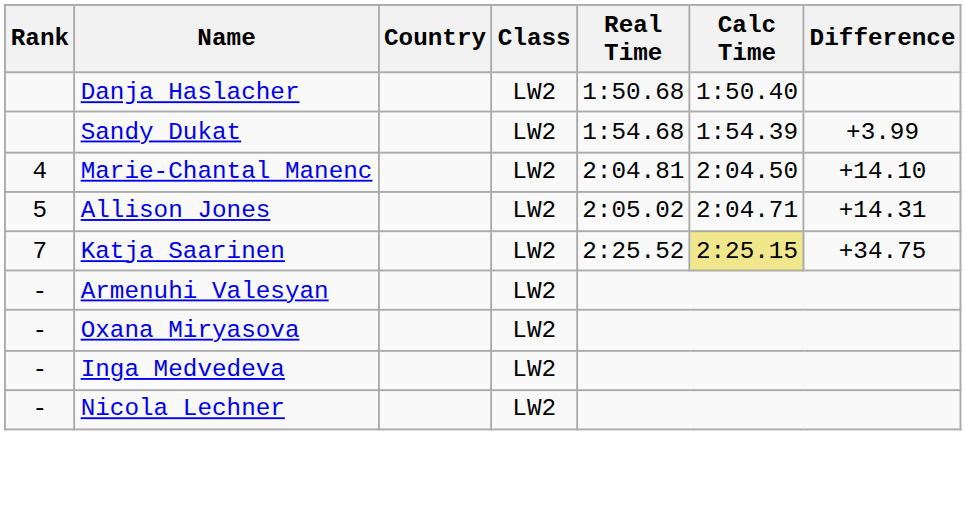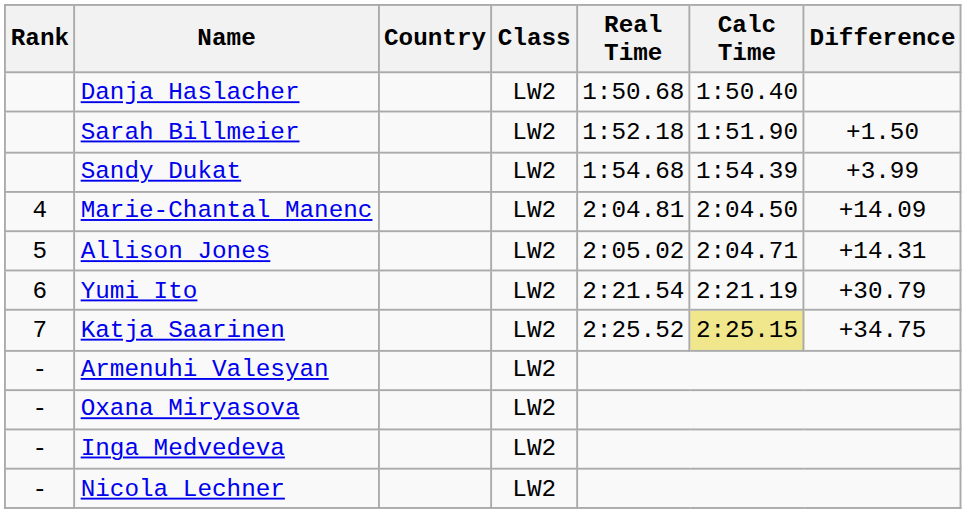+ row: (190, 132)
(883, 172) +14.10 -> (883, 211) +14.09
+ row: (139, 291)
